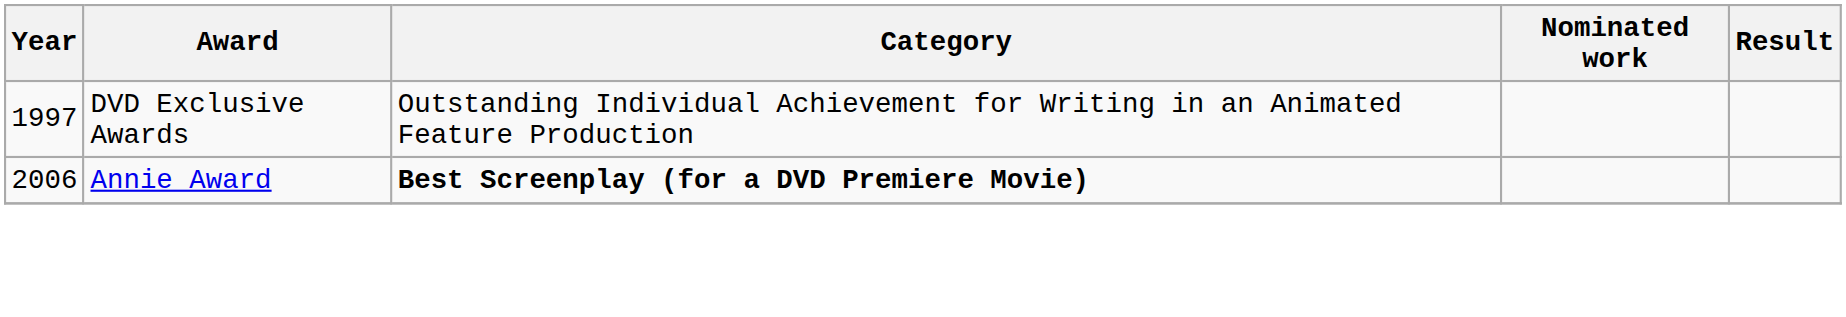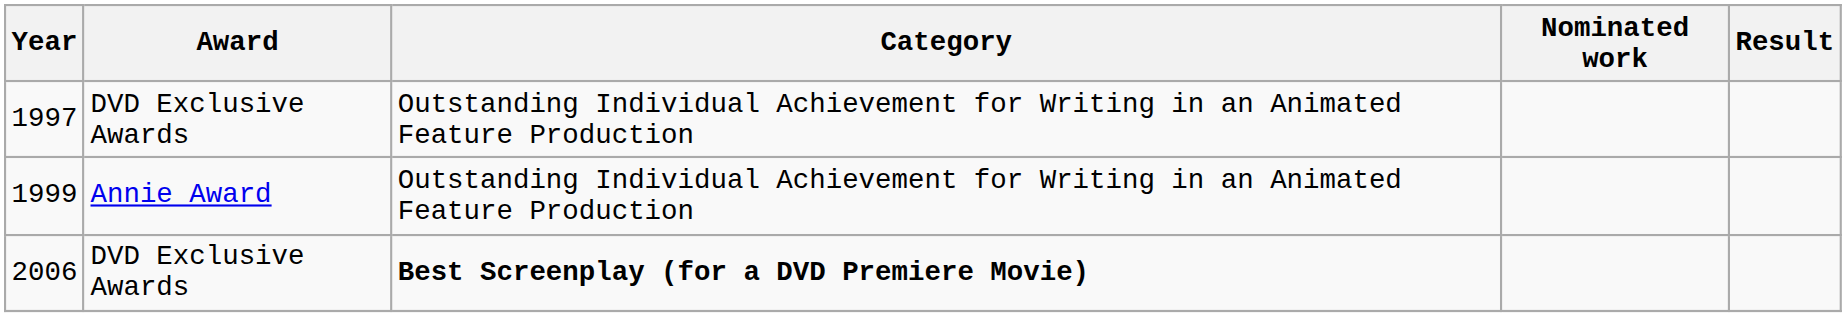+ row: (45, 196)
(181, 180) Annie Award -> (198, 272) DVD Exclusive Awards
